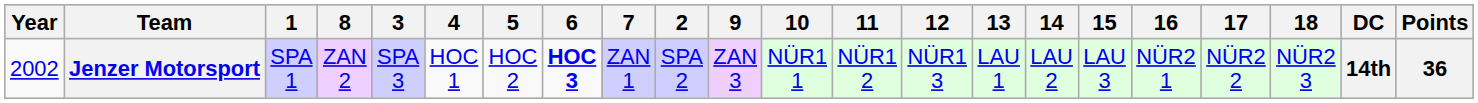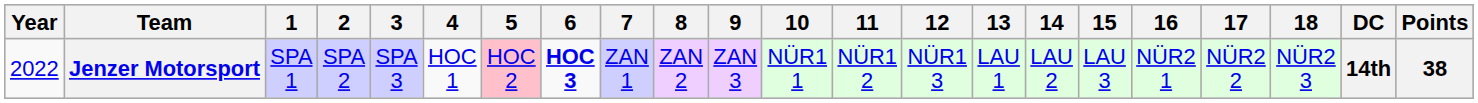columns swapped: (682, 22) <-> (345, 22)
(34, 68) 2002 -> (34, 68) 2022
(513, 68) no background -> (511, 68) pink background
(1435, 68) 36 -> (1435, 68) 38
